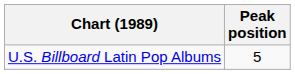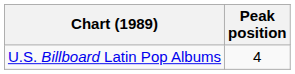(257, 57) 5 -> (257, 57) 4
